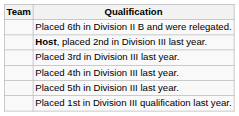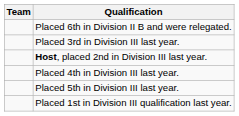rows swapped: (121, 42) <-> (107, 57)
